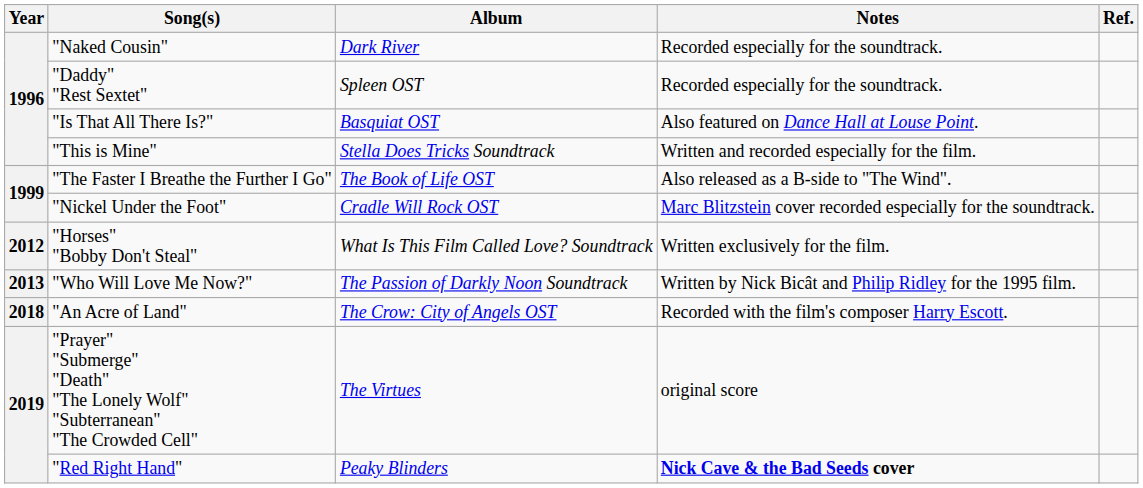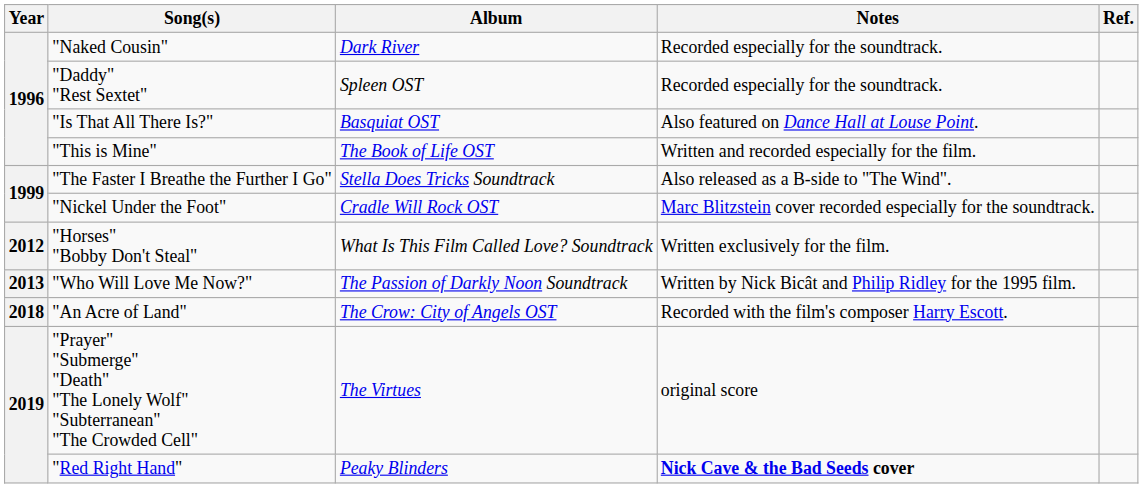(447, 151) Stella Does Tricks Soundtrack -> (417, 151) The Book of Life OST
(417, 179) The Book of Life OST -> (447, 179) Stella Does Tricks Soundtrack
